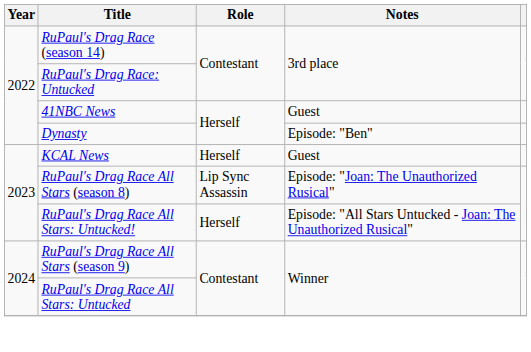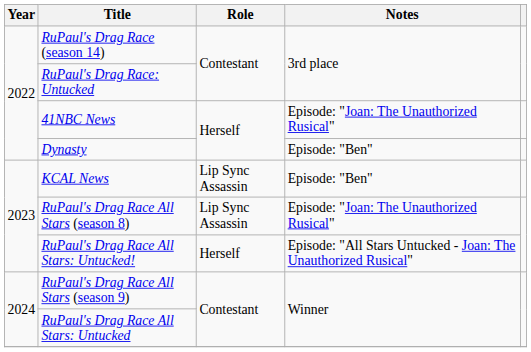(304, 111) Guest -> (382, 119) Episode: "Joan: The Unauthorized Rusical"
(220, 155) Herself -> (224, 178) Lip Sync Assassin
(304, 155) Guest -> (330, 178) Episode: "Ben"
